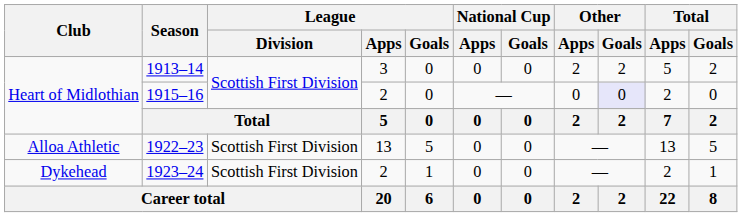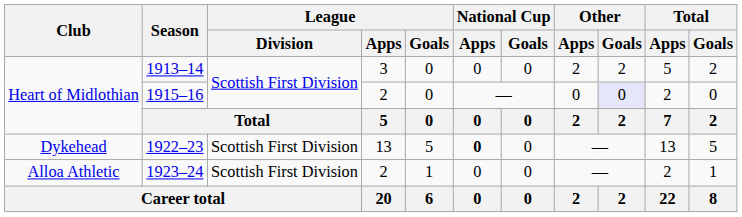(74, 146) Alloa Athletic -> (74, 146) Dykehead
(477, 146) normal -> (477, 146) bold
(74, 172) Dykehead -> (74, 172) Alloa Athletic
